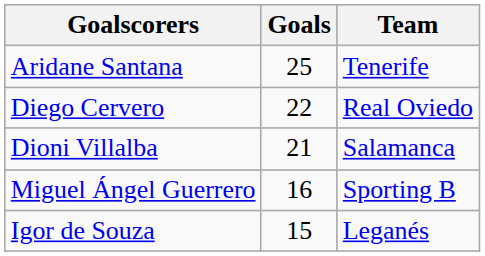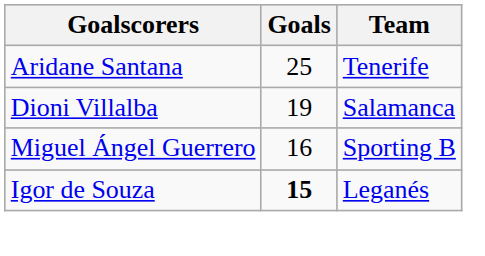- row: (87, 107)
(299, 148) 21 -> (299, 107) 19
(299, 230) normal -> (299, 189) bold
